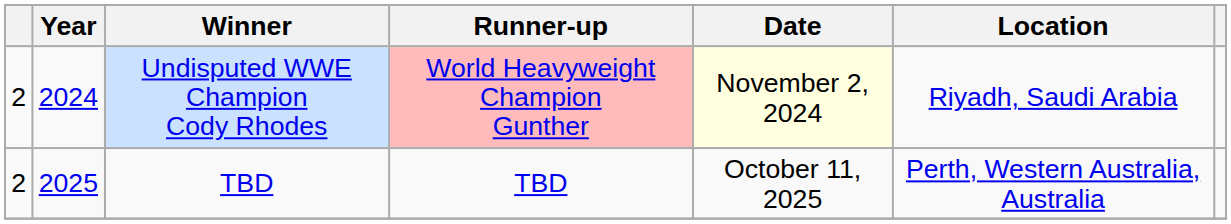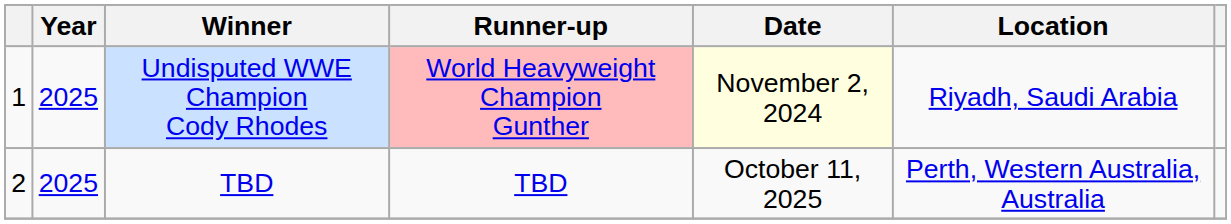(19, 97) 2 -> (19, 97) 1
(68, 97) 2024 -> (68, 97) 2025
